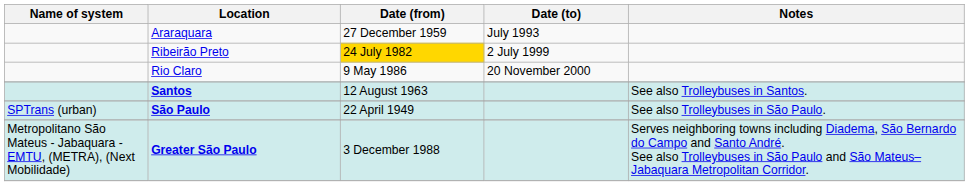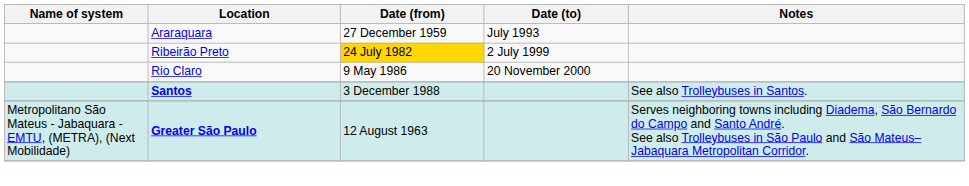(385, 91) 12 August 1963 -> (391, 91) 3 December 1988
- row: (181, 110)
(391, 150) 3 December 1988 -> (385, 131) 12 August 1963
